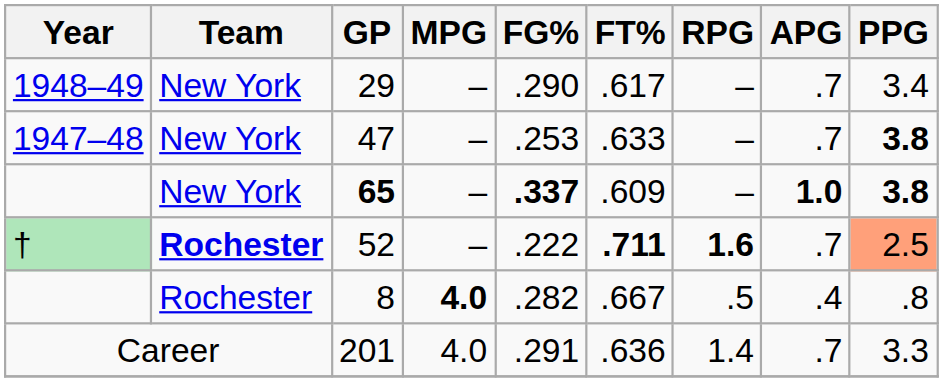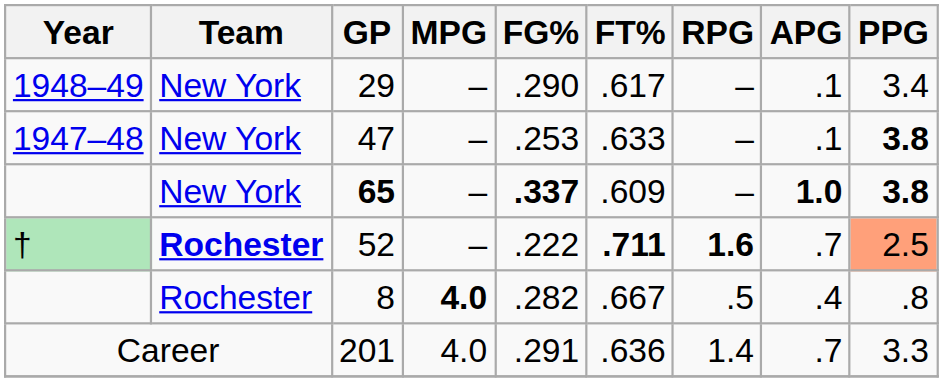(828, 85) .7 -> (828, 85) .1
(828, 138) .7 -> (828, 138) .1
